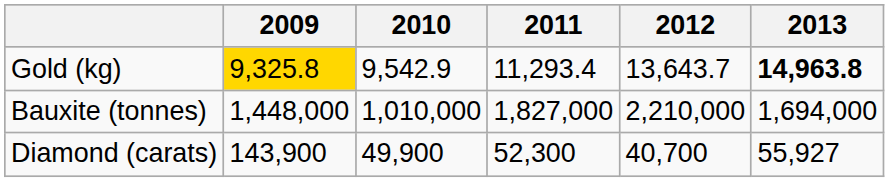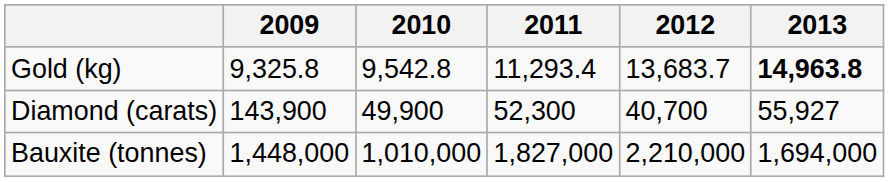(274, 68) gold background -> (274, 68) no background
(406, 68) 9,542.9 -> (406, 68) 9,542.8
(678, 68) 13,643.7 -> (678, 68) 13,683.7
rows swapped: (109, 111) <-> (114, 153)
